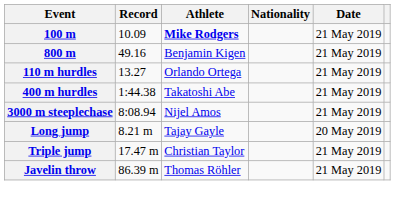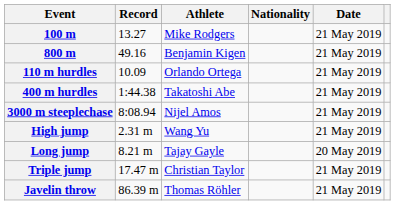(132, 33) 10.09 -> (132, 33) 13.27
(201, 33) bold -> (199, 33) normal
(132, 72) 13.27 -> (132, 72) 10.09
+ row: (60, 131)
